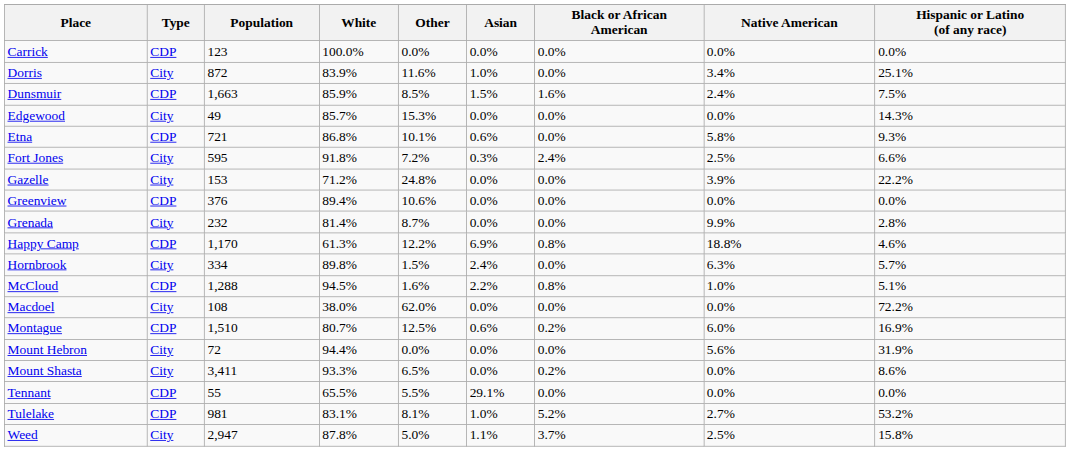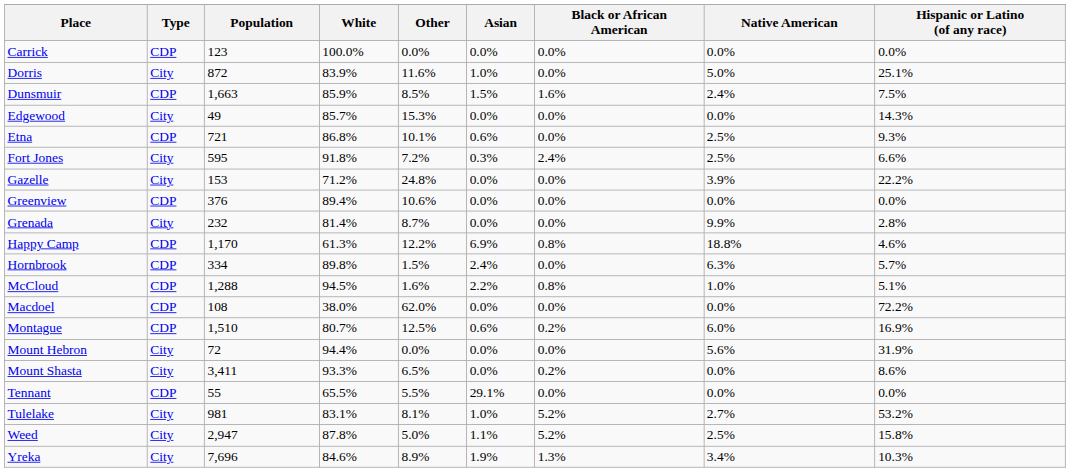(721, 72) 3.4% -> (721, 72) 5.0%
(721, 136) 5.8% -> (721, 136) 2.5%
(162, 264) City -> (163, 264) CDP
(162, 307) City -> (163, 307) CDP
(163, 413) CDP -> (162, 413) City
(552, 435) 3.7% -> (552, 435) 5.2%
+ row: (24, 456)
